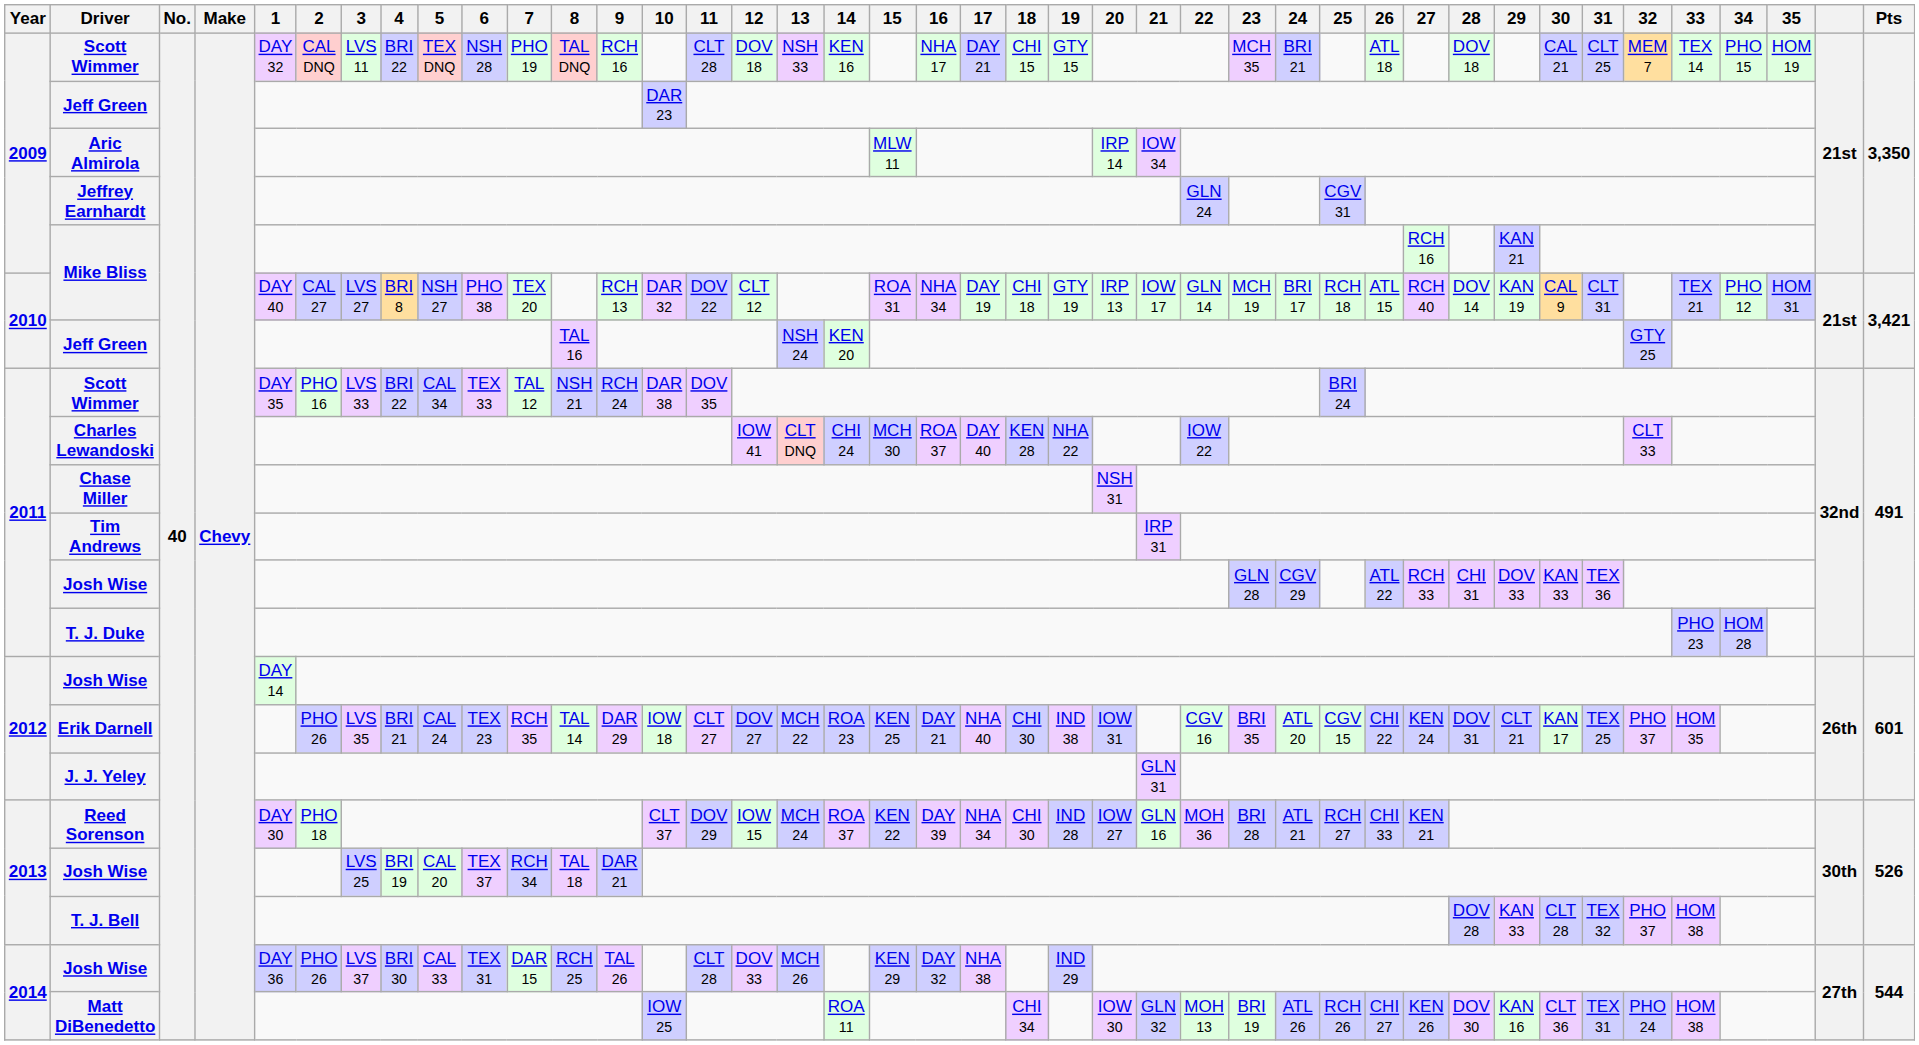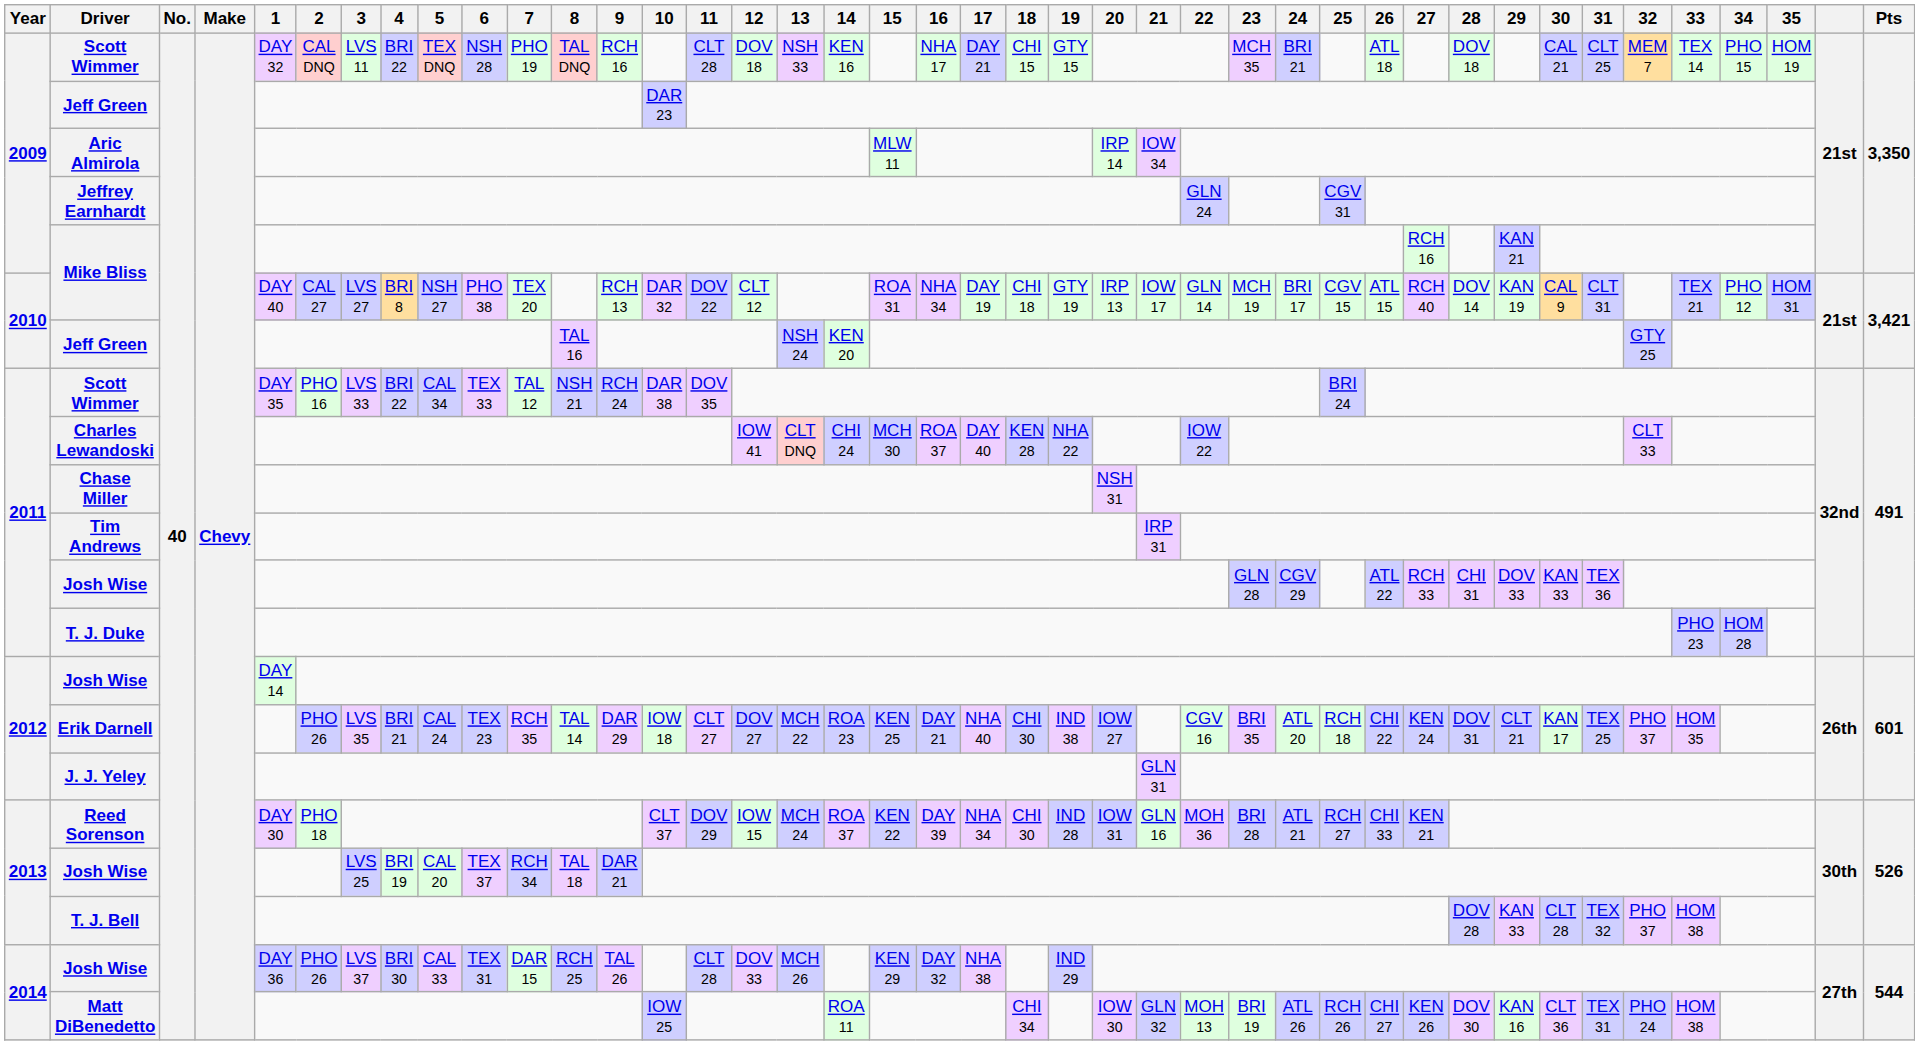(1343, 296) RCH 18 -> (1343, 296) CGV 15
(1115, 728) IOW 31 -> (1115, 728) IOW 27
(1343, 728) CGV 15 -> (1343, 728) RCH 18
(1115, 824) IOW 27 -> (1115, 824) IOW 31
